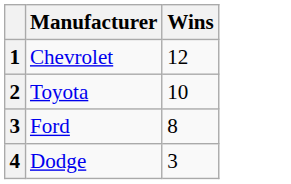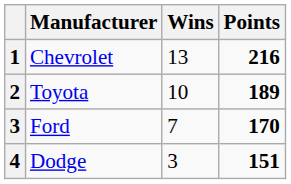+ column: (252, 22)
(178, 56) 12 -> (178, 56) 13
(172, 126) 8 -> (172, 126) 7
